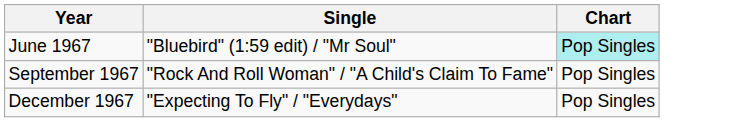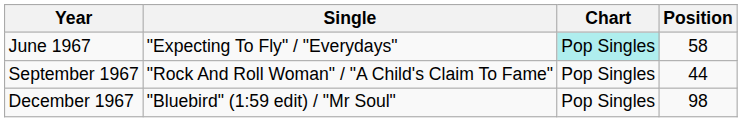+ column: (698, 18)
(271, 46) "Bluebird" (1:59 edit) / "Mr Soul" -> (272, 46) "Expecting To Fly" / "Everydays"
(272, 102) "Expecting To Fly" / "Everydays" -> (271, 102) "Bluebird" (1:59 edit) / "Mr Soul"
